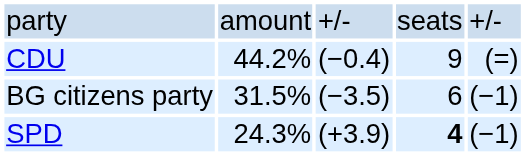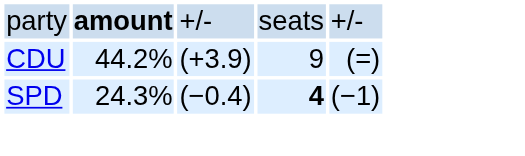(265, 21) normal -> (123, 21) bold
(354, 58) (−0.4) -> (216, 58) (+3.9)
- row: (110, 96)
(354, 133) (+3.9) -> (216, 96) (−0.4)
